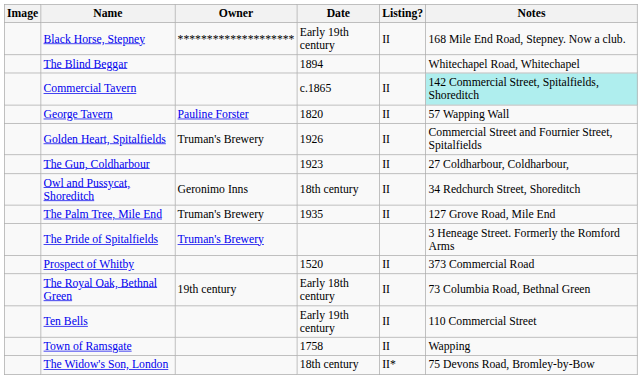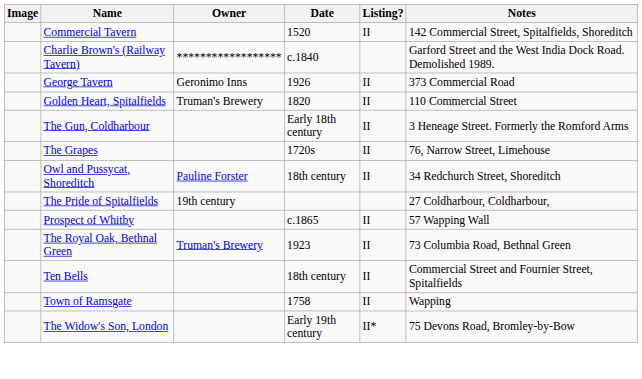- row: (94, 38)
- row: (85, 63)
(316, 89) c.1865 -> (299, 32) 1520
(514, 89) paleturquoise background -> (521, 32) no background
+ row: (104, 57)
(213, 114) Pauline Forster -> (212, 82) Geronimo Inns
(311, 114) 1820 -> (299, 82) 1926
(469, 114) 57 Wapping Wall -> (462, 82) 373 Commercial Road
(311, 139) 1926 -> (299, 100) 1820
(520, 139) Commercial Street and Fournier Street, Spitalfields -> (463, 100) 110 Commercial Street
(311, 164) 1923 -> (312, 126) Early 18th century
(499, 164) 27 Coldharbour, Coldharbour, -> (519, 126) 3 Heneage Street. Formerly the Romford Arms
+ row: (71, 151)
(213, 189) Geronimo Inns -> (212, 176) Pauline Forster
- row: (103, 214)
(221, 239) Truman's Brewery -> (206, 201) 19th century
(524, 239) 3 Heneage Street. Formerly the Romford Arms -> (479, 201) 27 Coldharbour, Coldharbour,
(311, 264) 1520 -> (303, 219) c.1865
(481, 264) 373 Commercial Road -> (449, 219) 57 Wapping Wall
(207, 289) 19th century -> (220, 244) Truman's Brewery
(324, 289) Early 18th century -> (299, 244) 1923
(324, 321) Early 19th century -> (316, 276) 18th century
(482, 321) 110 Commercial Street -> (501, 276) Commercial Street and Fournier Street, Spitalfields
(329, 365) 18th century -> (312, 326) Early 19th century
